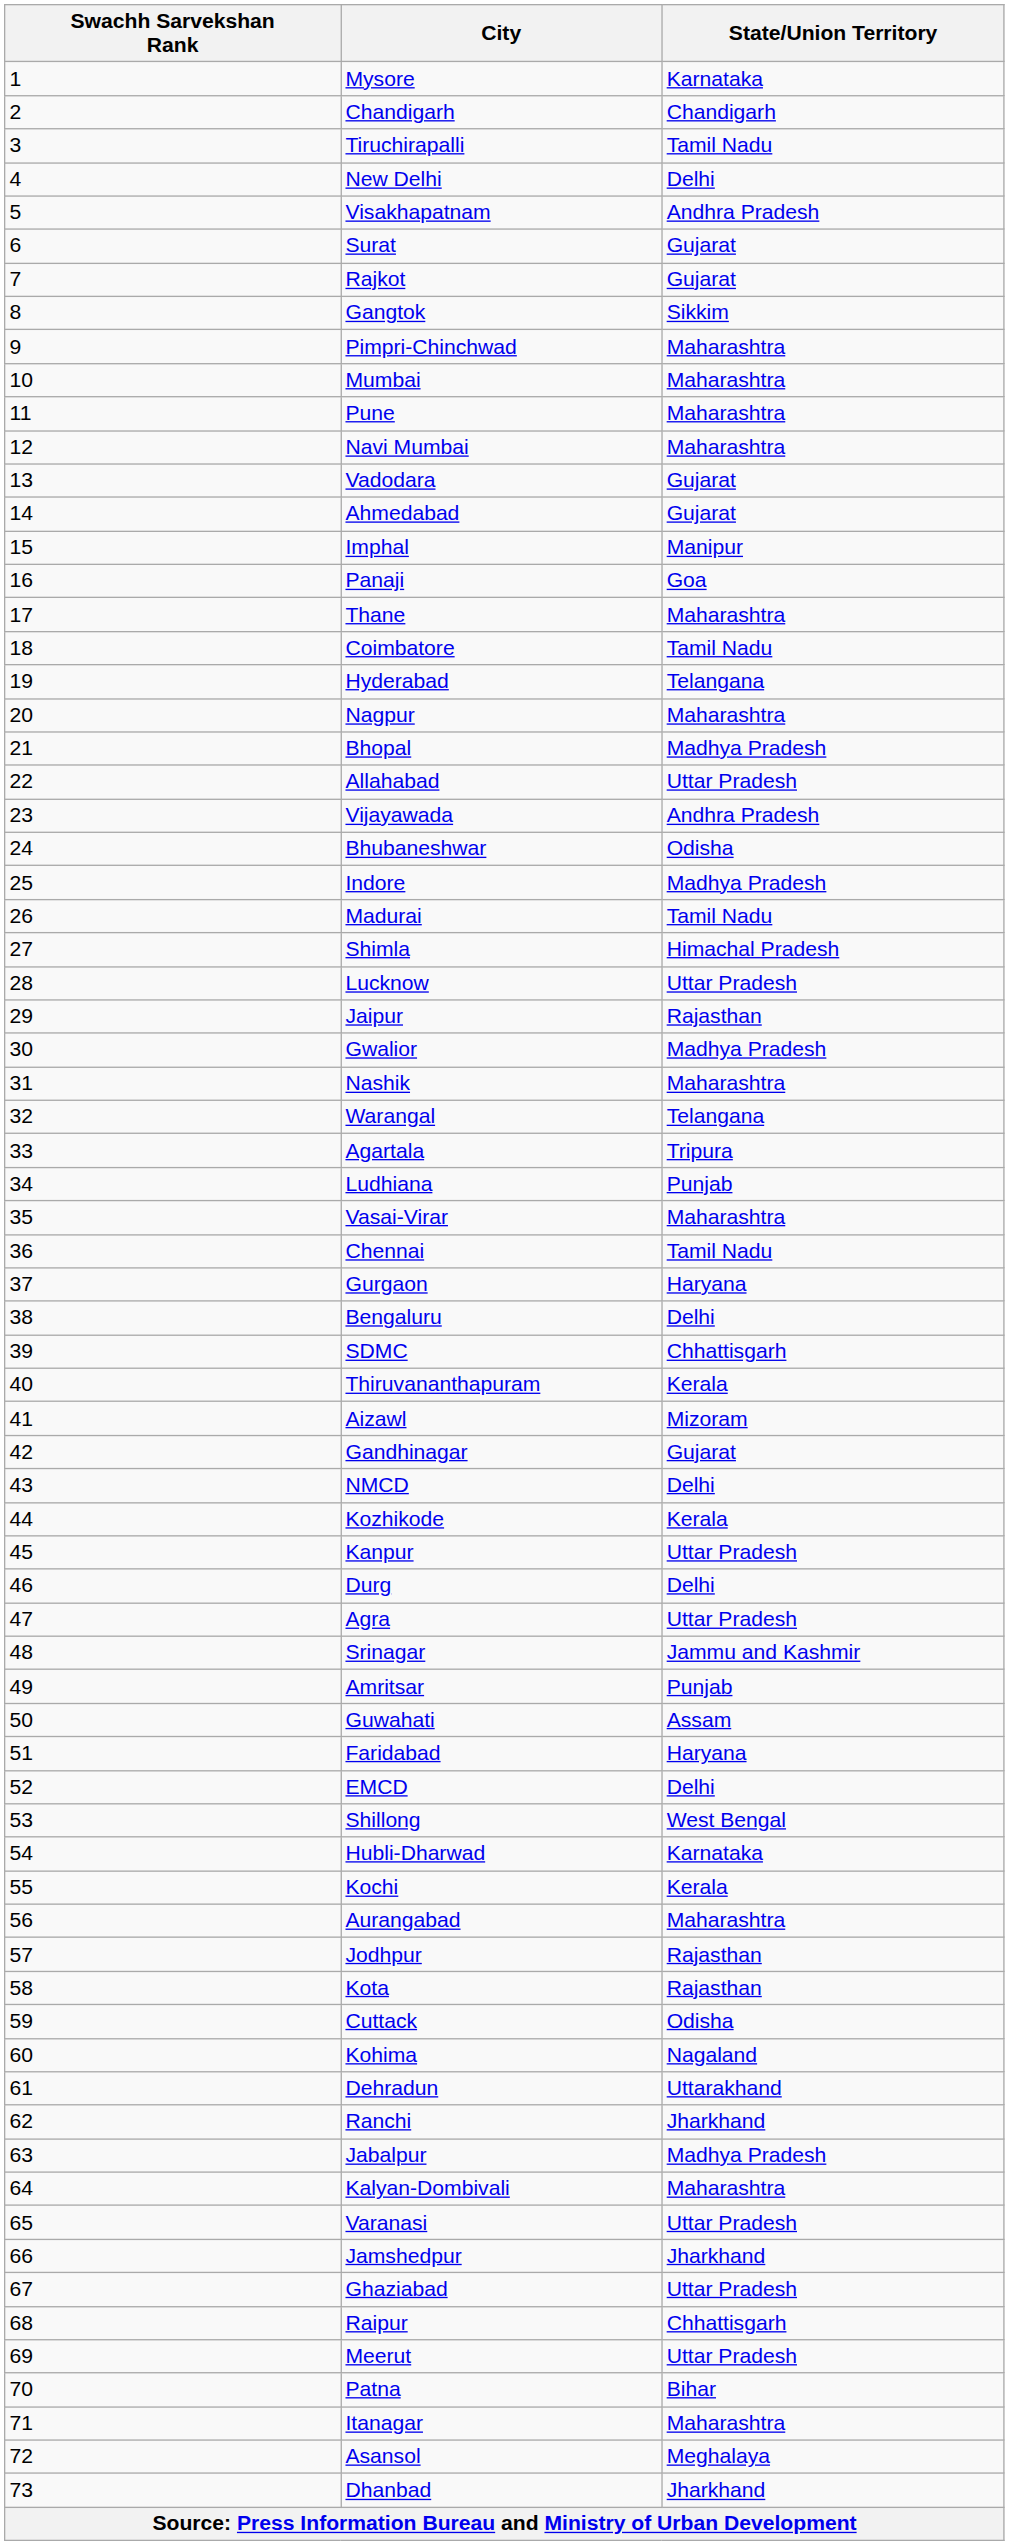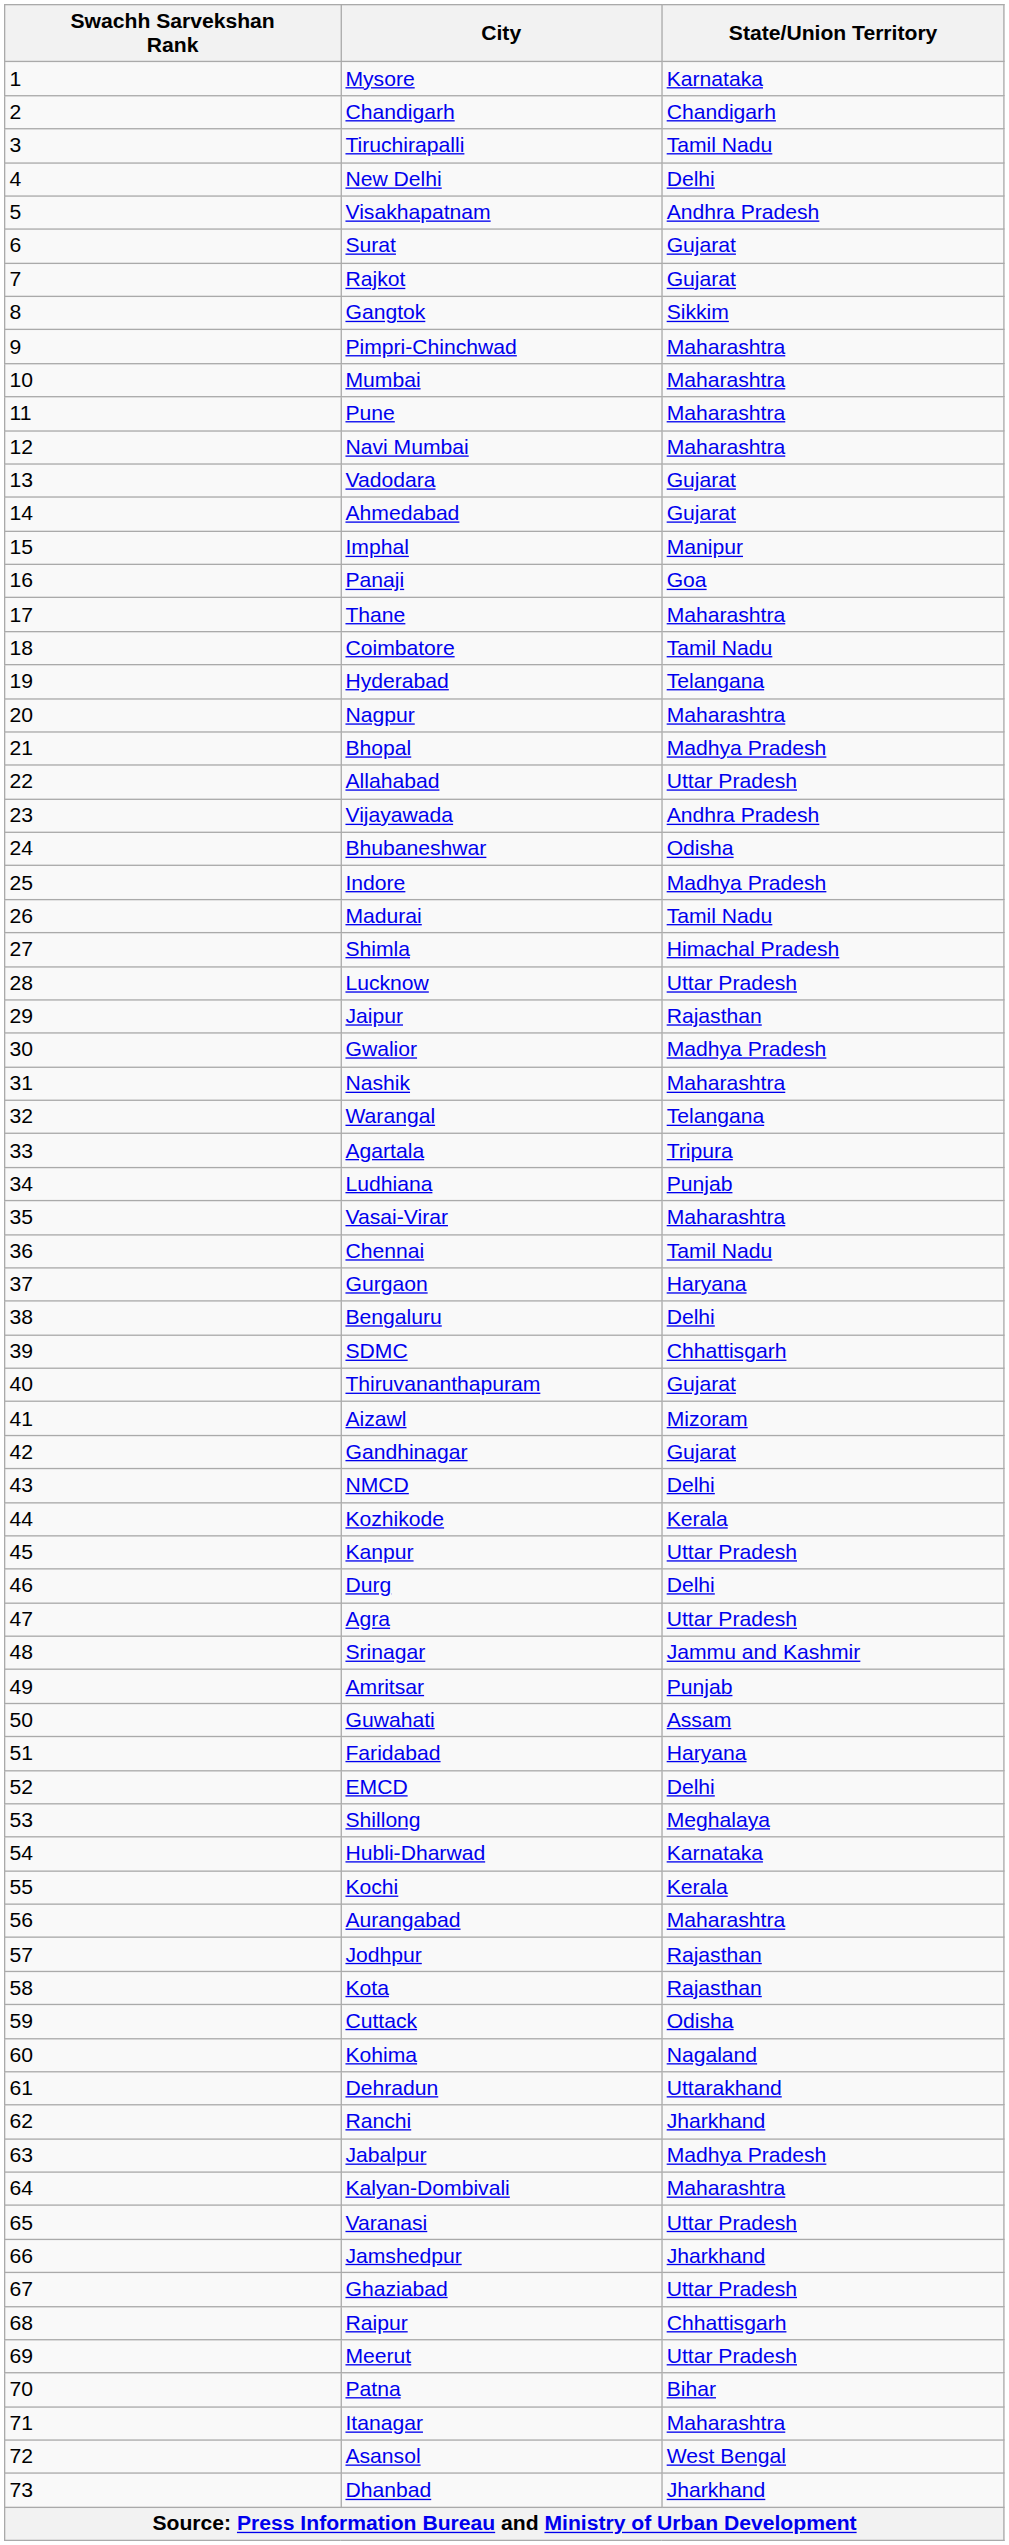(697, 1384) Kerala -> (701, 1384) Gujarat
(726, 1820) West Bengal -> (718, 1820) Meghalaya
(718, 2456) Meghalaya -> (726, 2456) West Bengal
